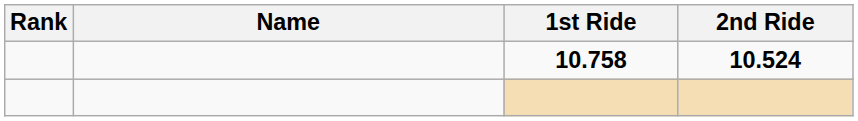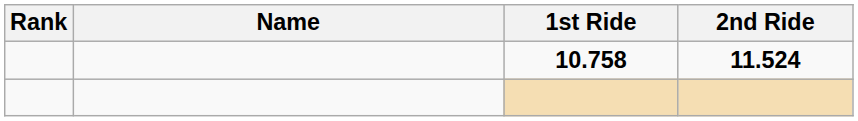(765, 60) 10.524 -> (765, 60) 11.524
